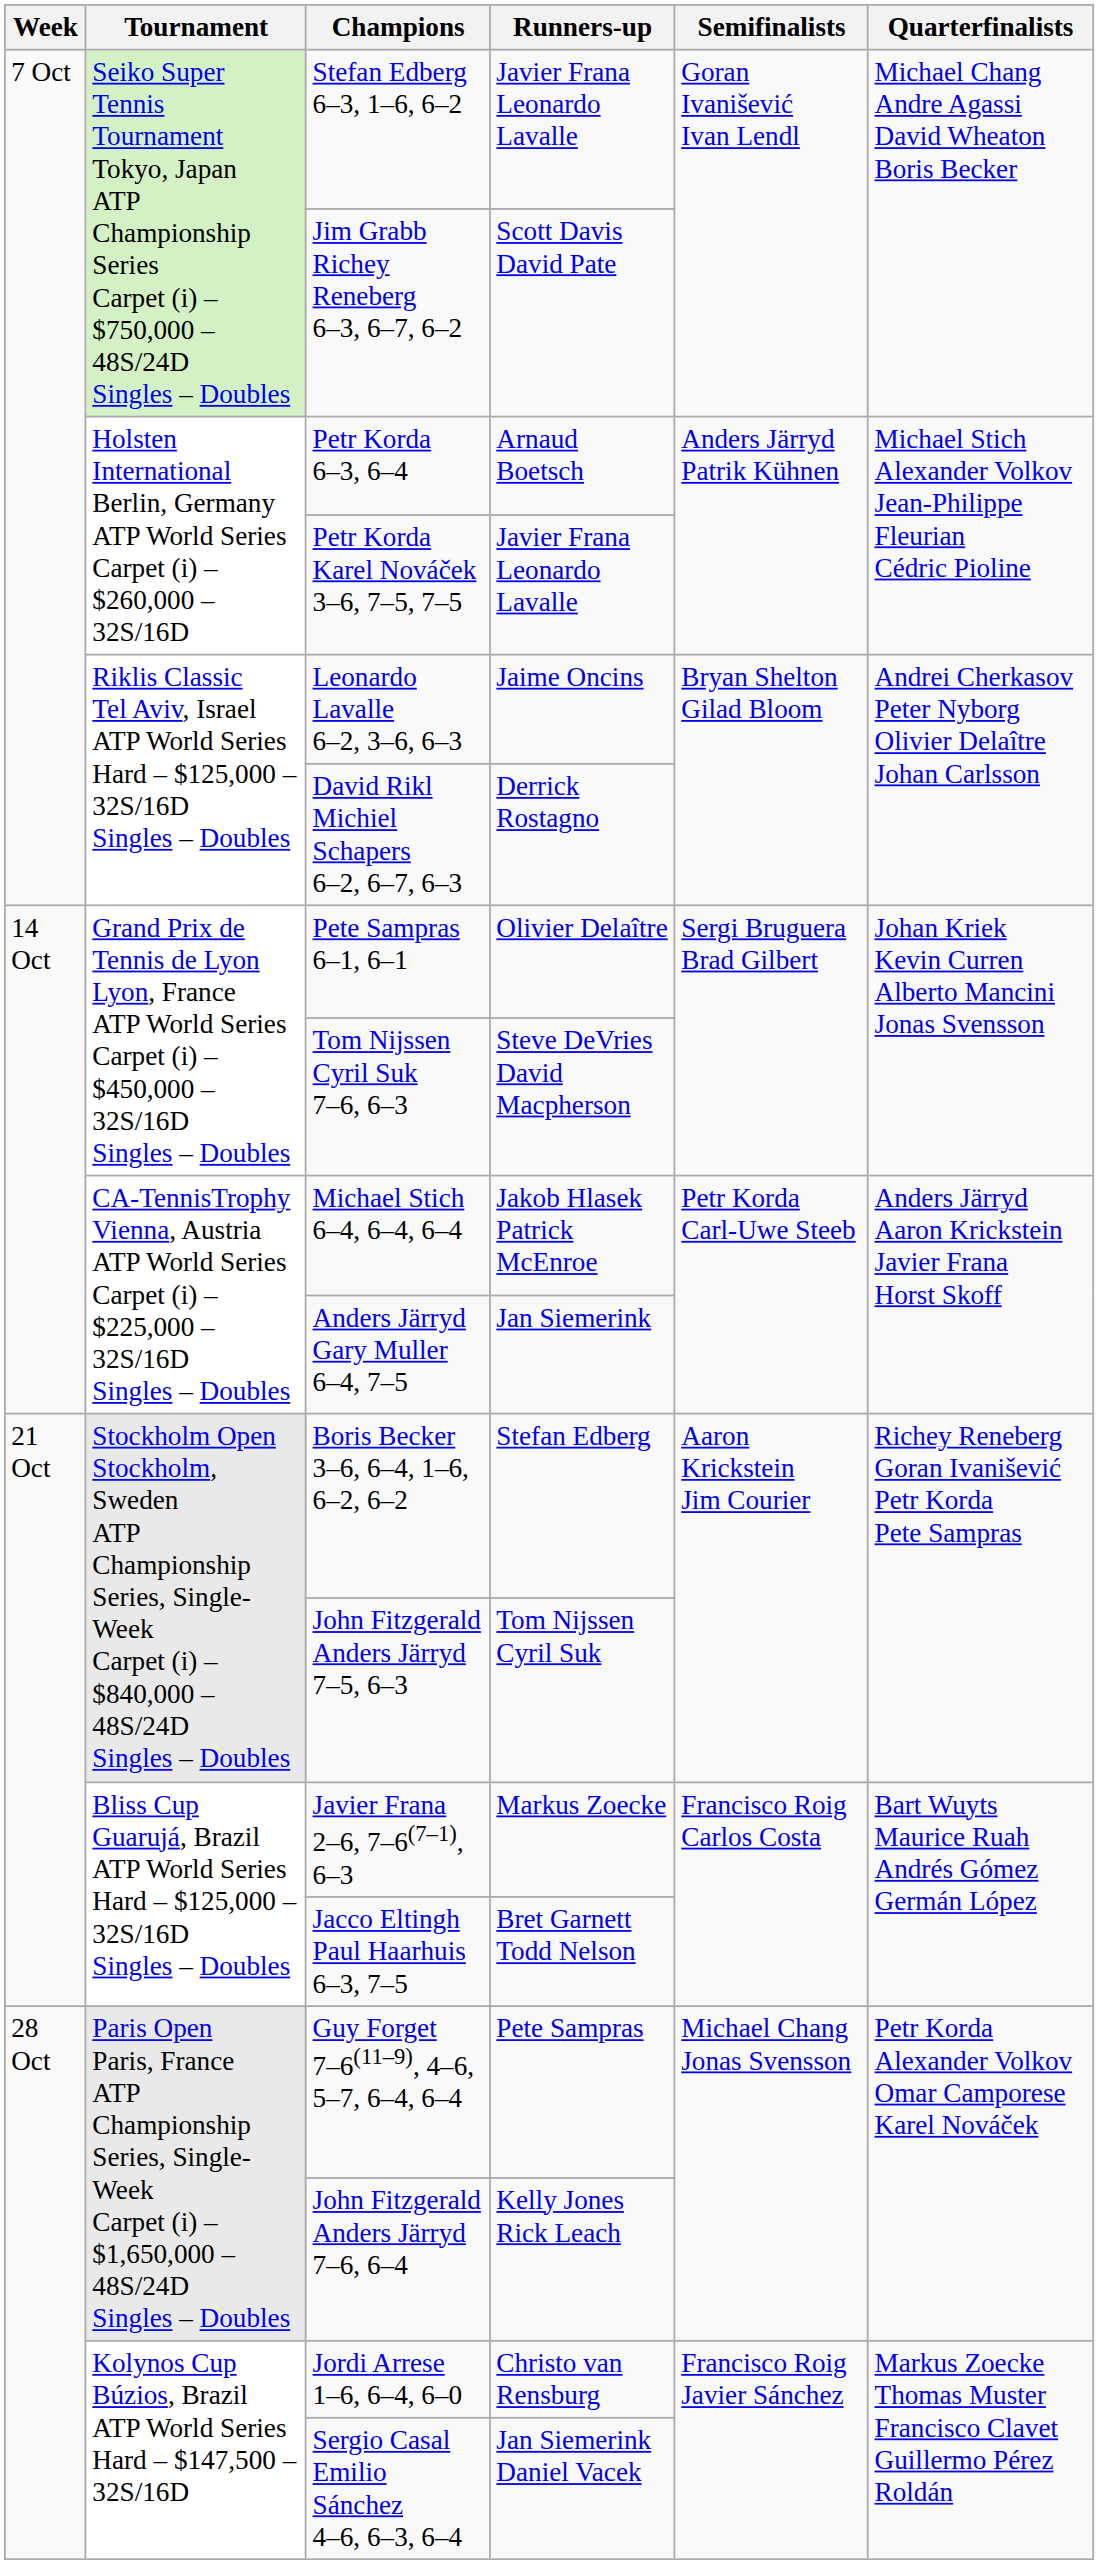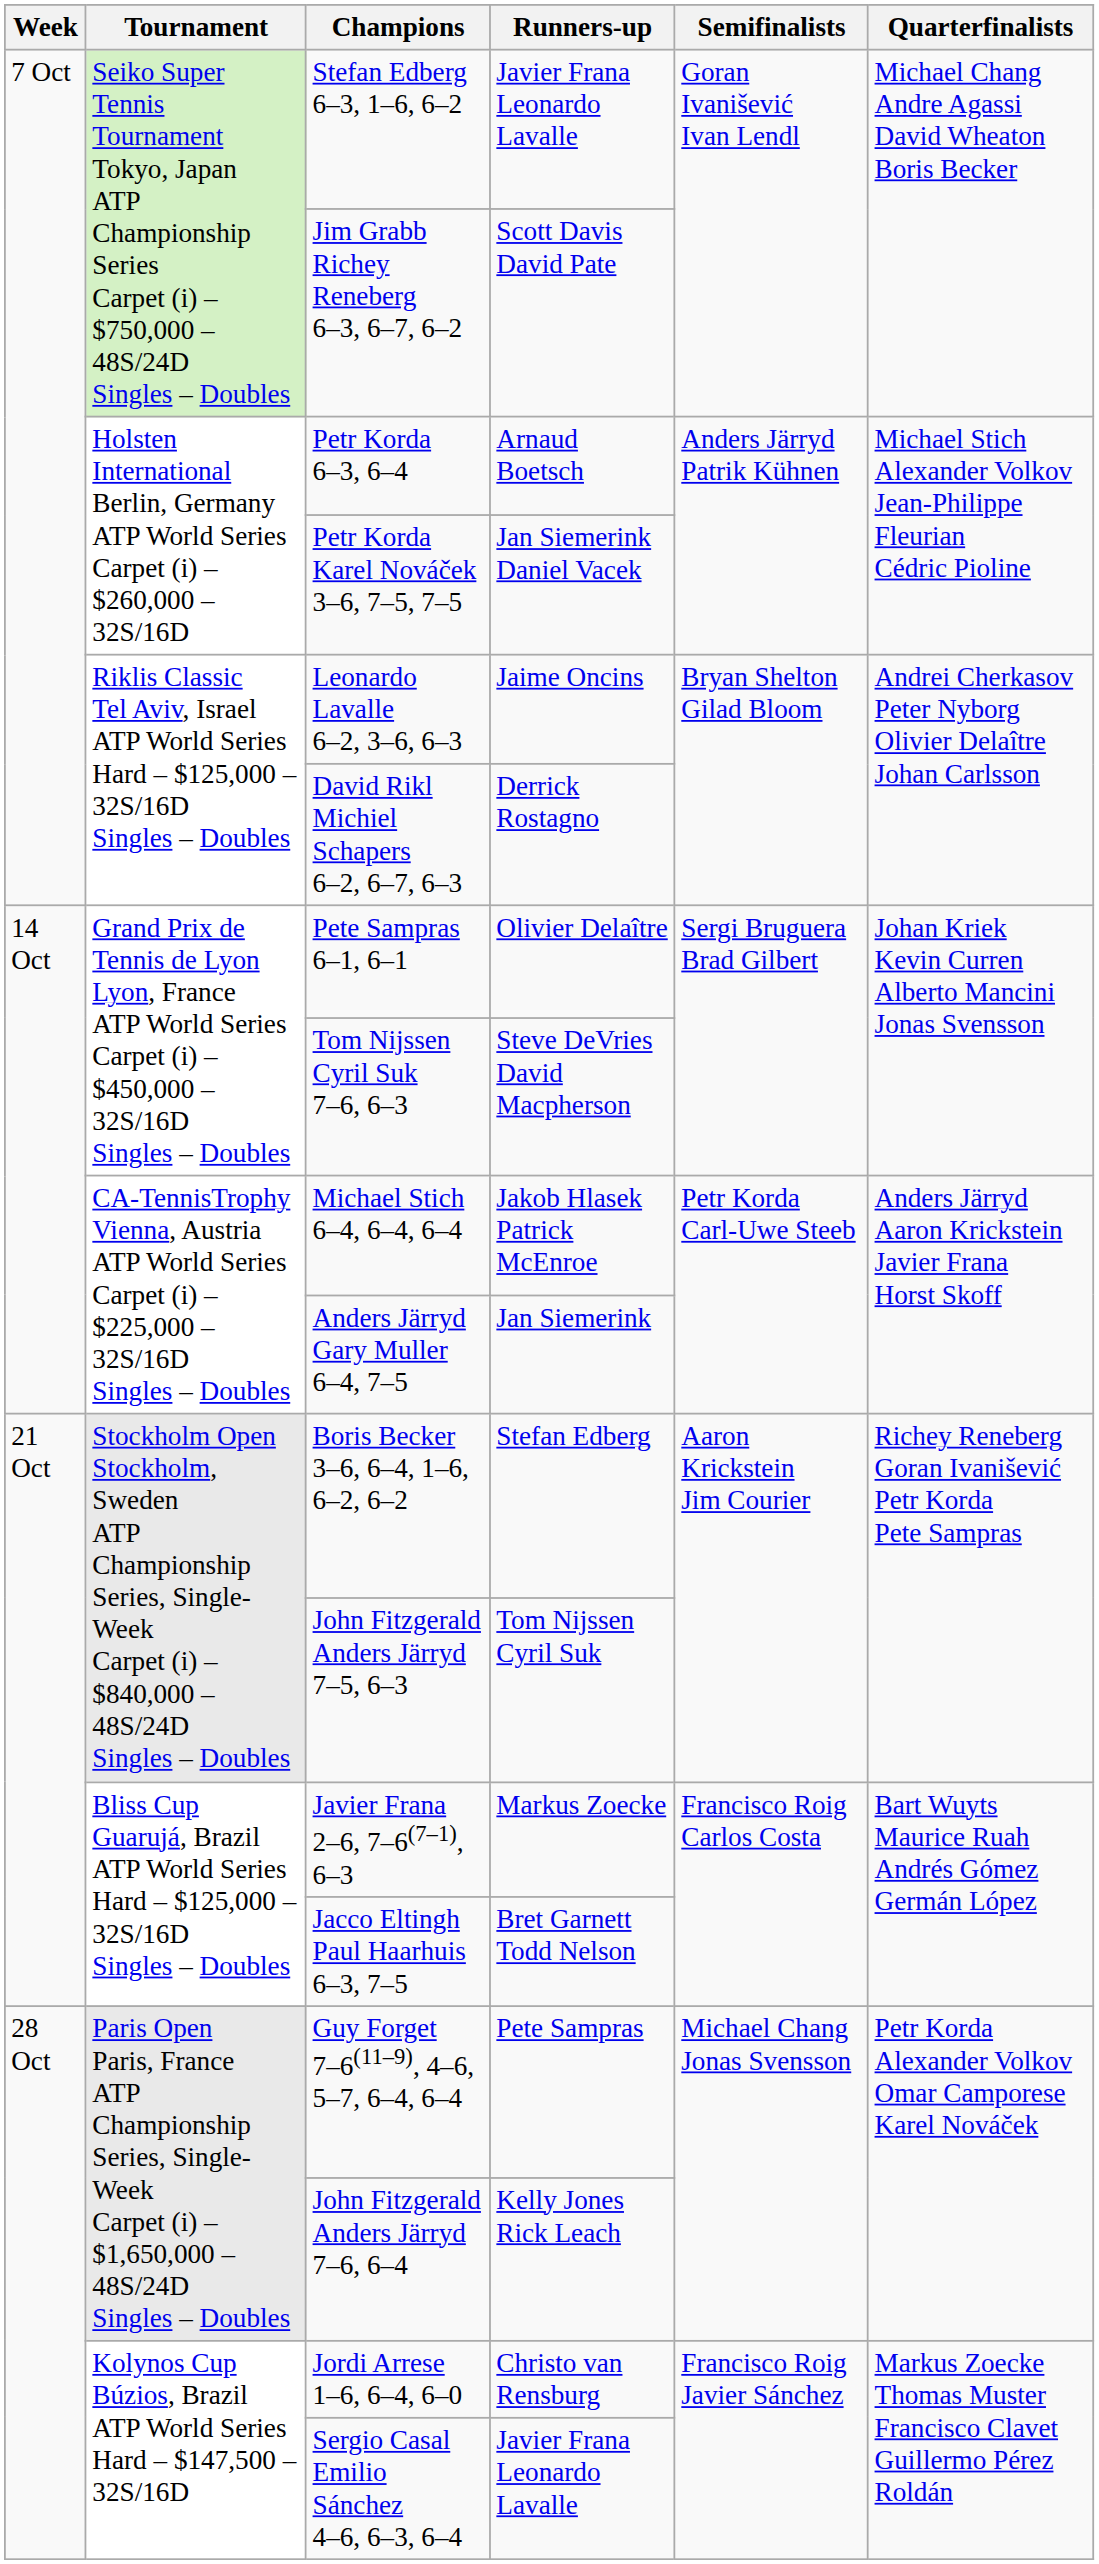(563, 569) Javier Frana Leonardo Lavalle -> (574, 553) Jan Siemerink Daniel Vacek
(574, 2455) Jan Siemerink Daniel Vacek -> (563, 2471) Javier Frana Leonardo Lavalle
